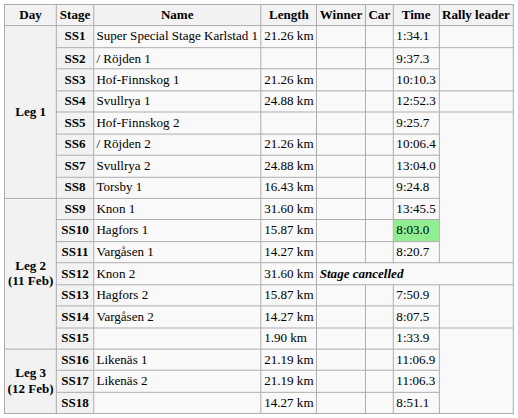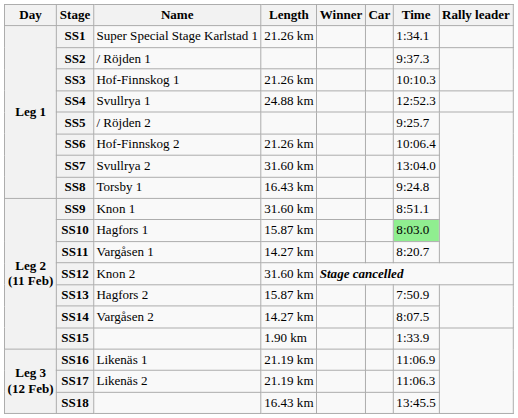(138, 122) Hof-Finnskog 2 -> (124, 122) / Röjden 2
(124, 144) / Röjden 2 -> (138, 144) Hof-Finnskog 2
(289, 165) 24.88 km -> (289, 165) 31.60 km
(416, 208) 13:45.5 -> (413, 208) 8:51.1
(289, 402) 14.27 km -> (289, 402) 16.43 km
(413, 402) 8:51.1 -> (416, 402) 13:45.5
